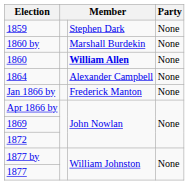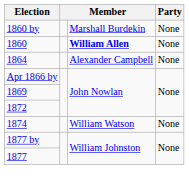- row: (17, 28)
- row: (31, 92)
+ row: (17, 124)
